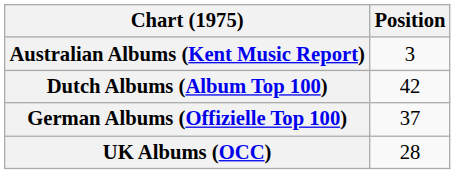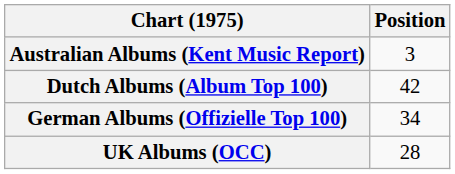(410, 119) 37 -> (410, 119) 34
